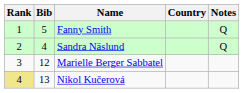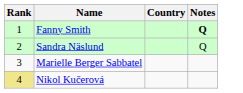- column: (44, 12)
(223, 29) normal -> (203, 29) bold
